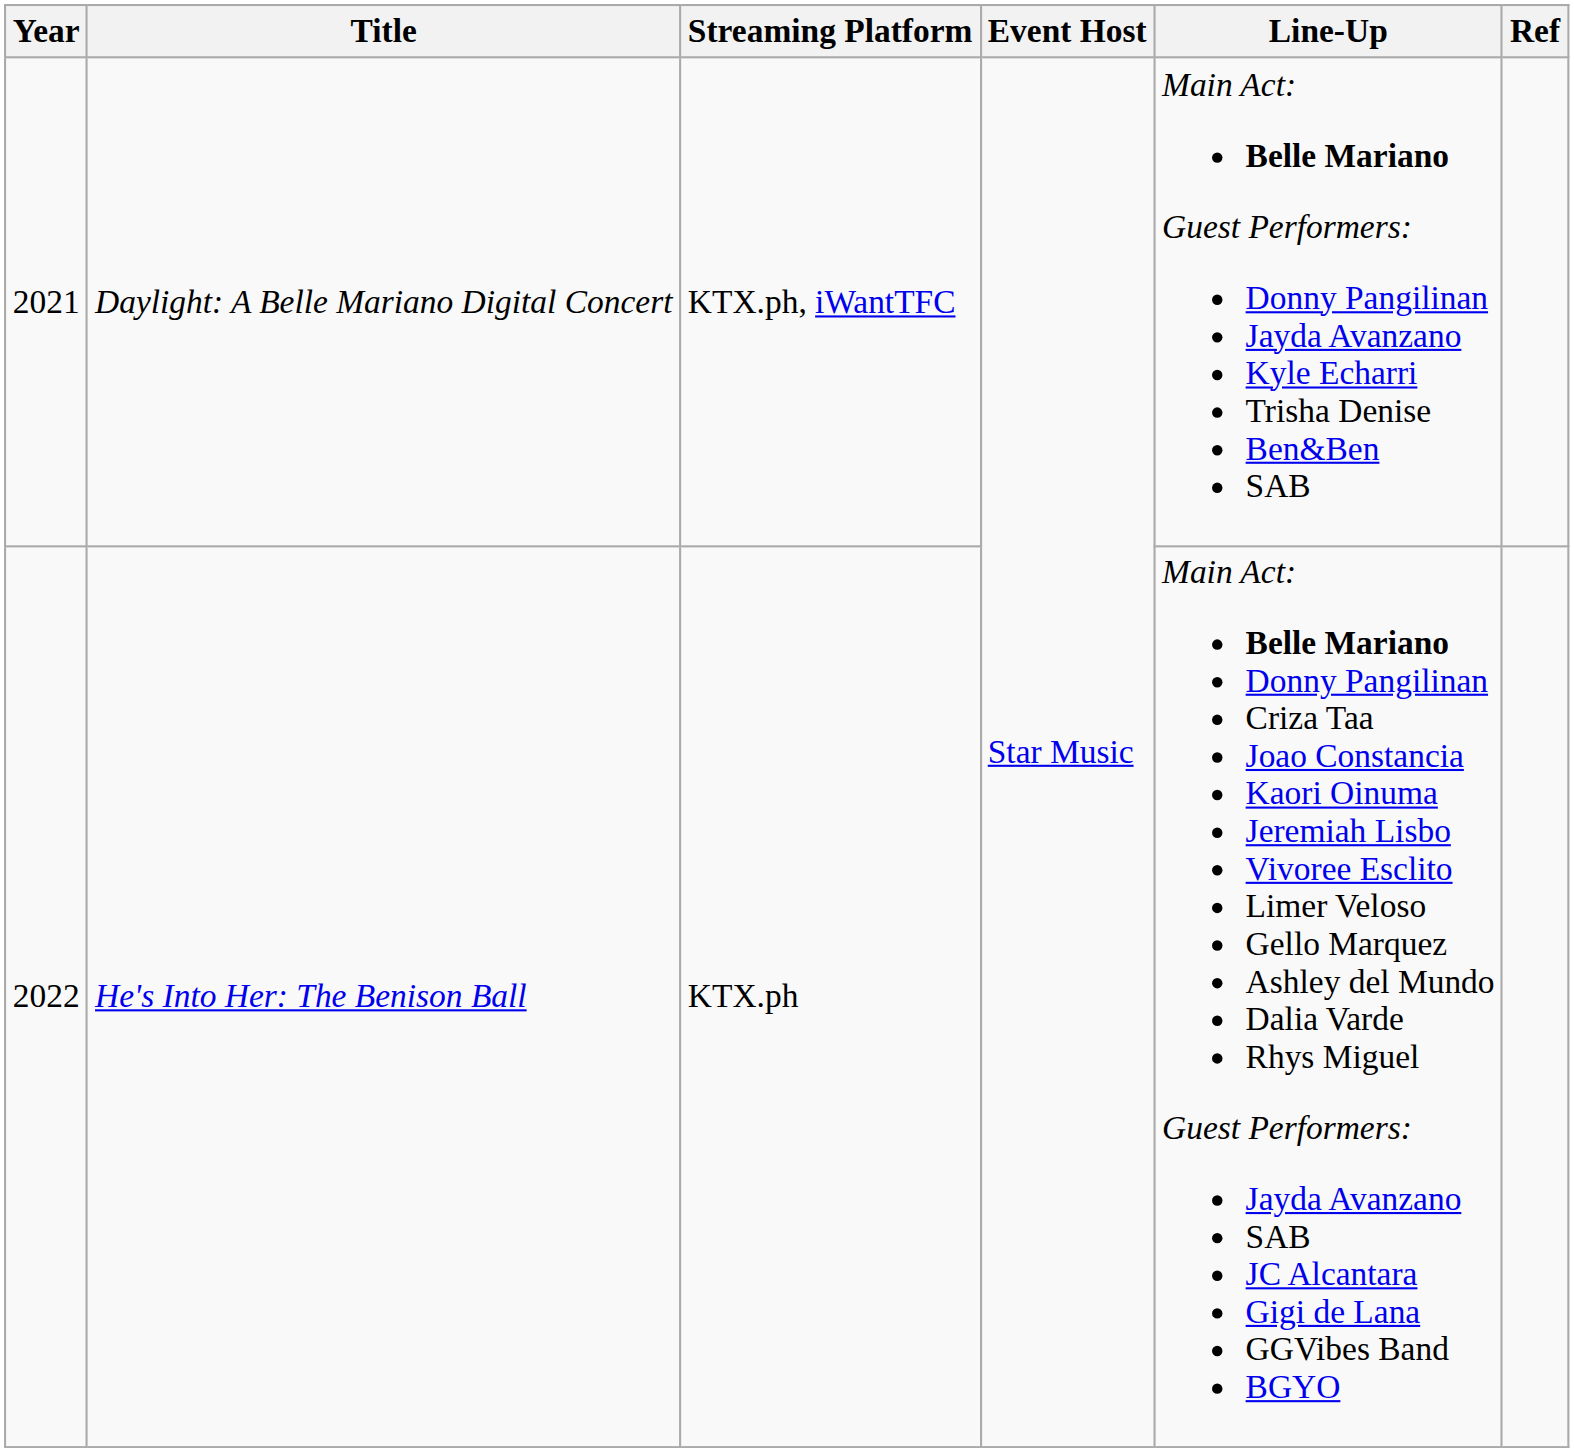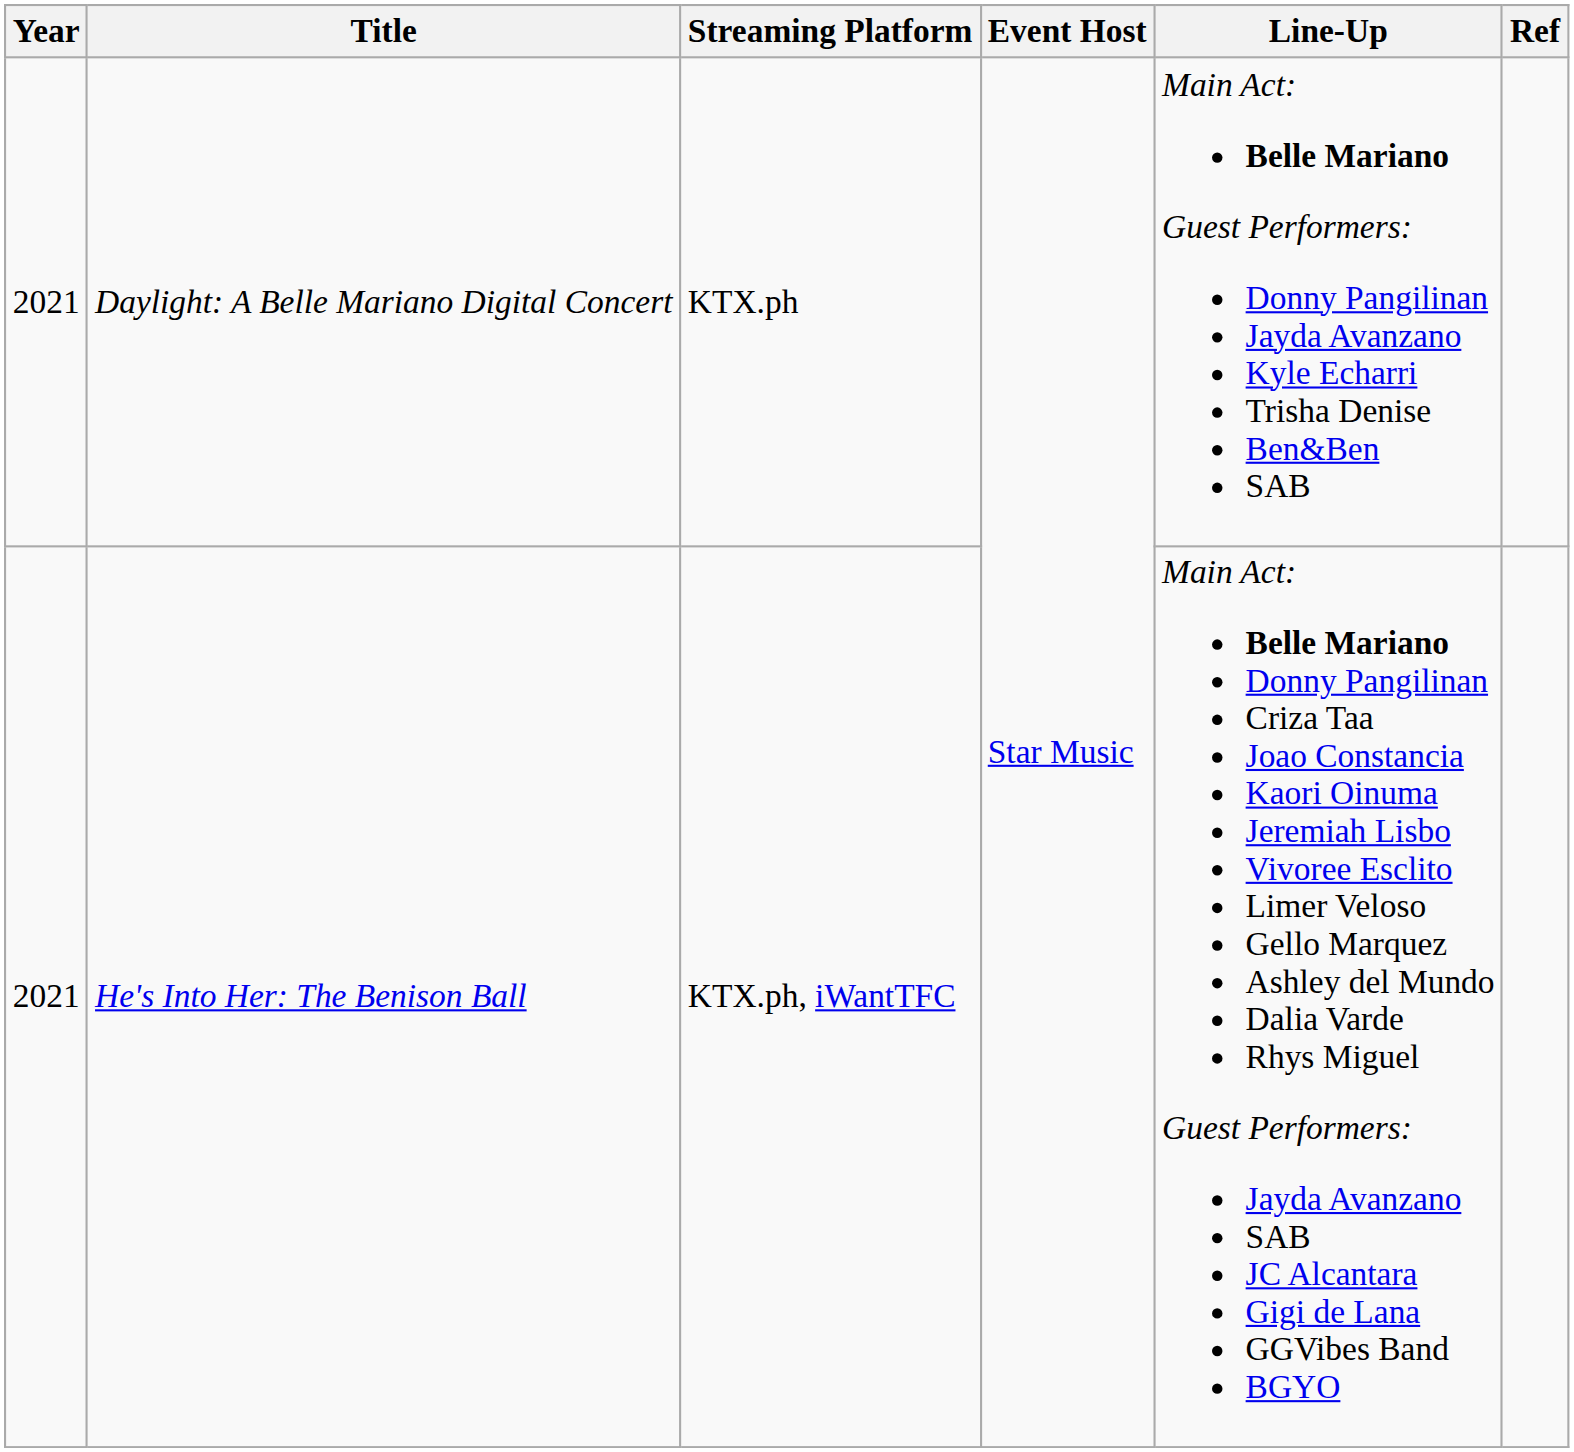(822, 301) KTX.ph, iWantTFC -> (743, 301) KTX.ph
(46, 996) 2022 -> (46, 996) 2021
(743, 996) KTX.ph -> (822, 996) KTX.ph, iWantTFC
